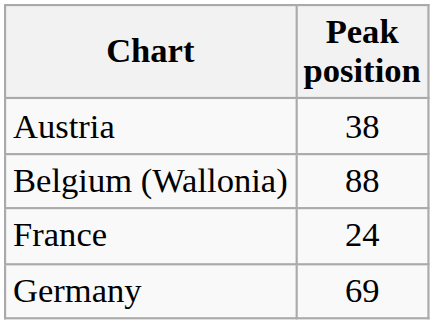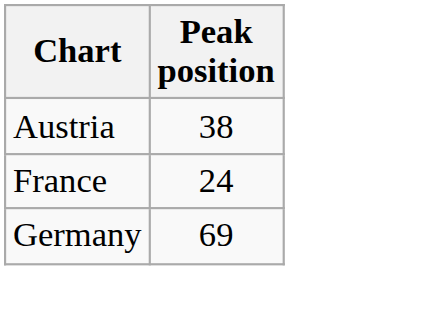- row: (150, 180)
